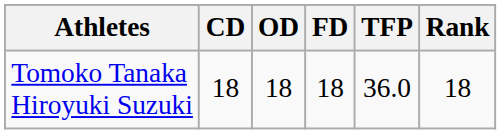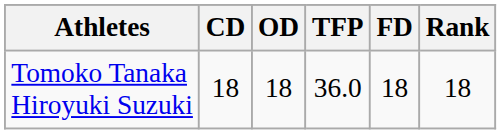columns swapped: (330, 27) <-> (387, 27)
